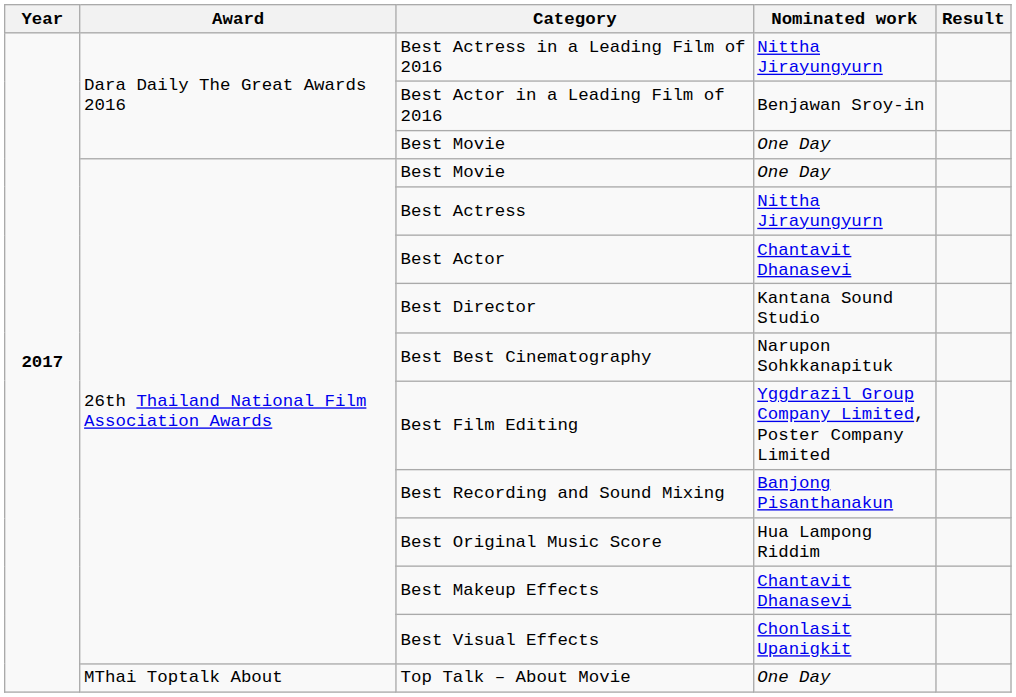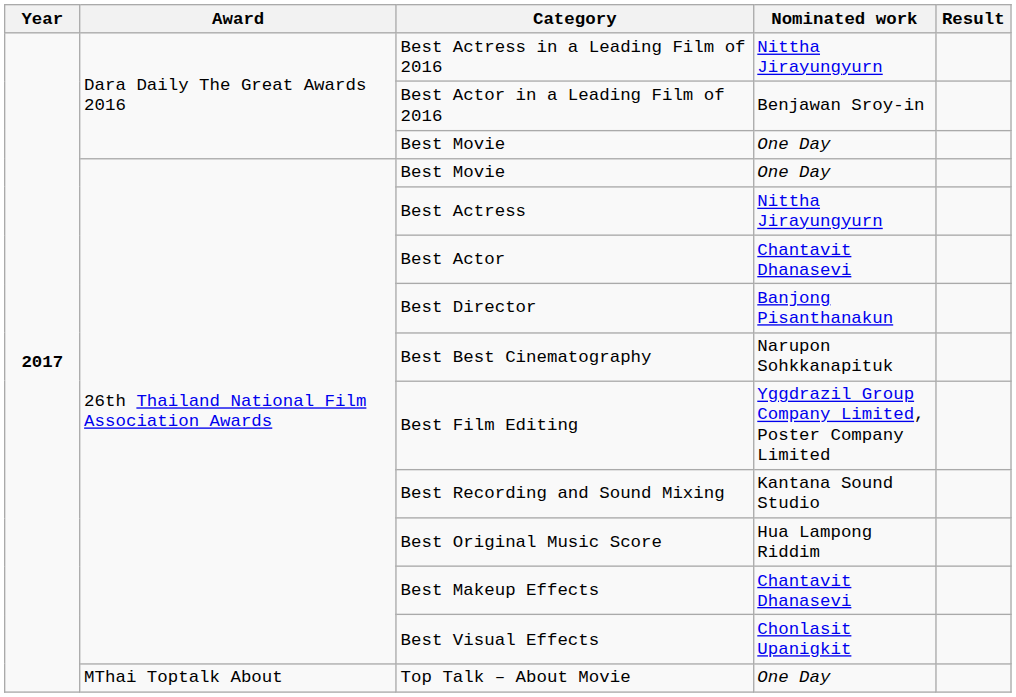(825, 308) Kantana Sound Studio -> (825, 308) Banjong Pisanthanakun
(825, 494) Banjong Pisanthanakun -> (825, 494) Kantana Sound Studio
